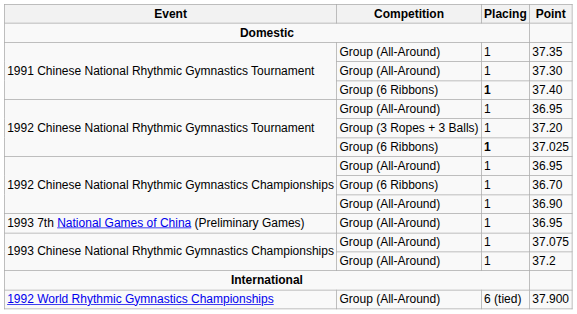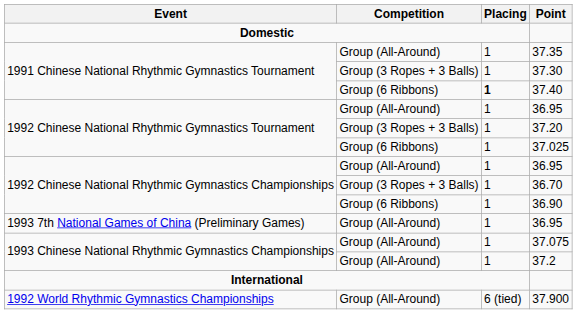(390, 71) Group (All-Around) -> (409, 71) Group (3 Ropes + 3 Balls)
(487, 147) bold -> (487, 147) normal
(389, 185) Group (6 Ribbons) -> (409, 185) Group (3 Ropes + 3 Balls)
(390, 204) Group (All-Around) -> (389, 204) Group (6 Ribbons)
